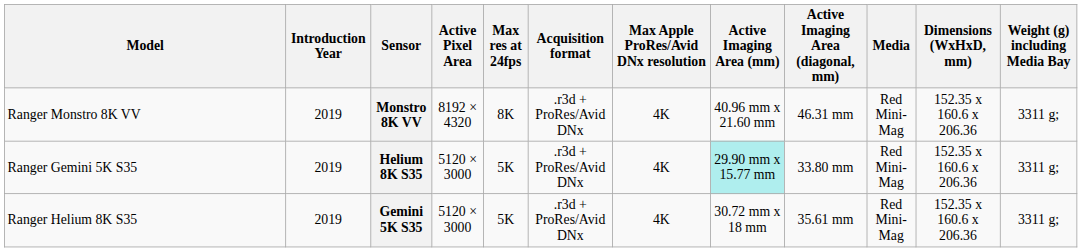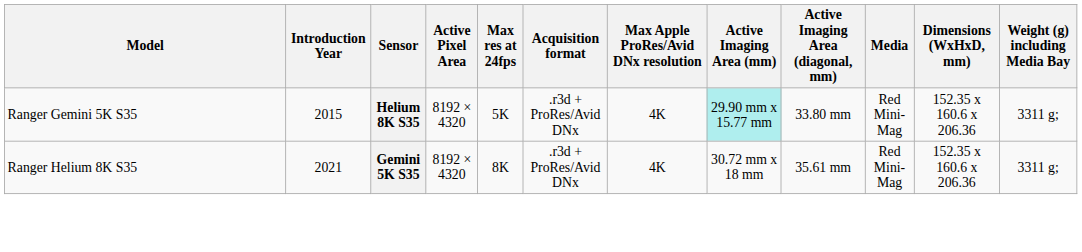- row: (401, 114)
(328, 167) 2019 -> (328, 114) 2015
(458, 167) 5120 × 3000 -> (452, 114) 8192 × 4320
(328, 220) 2019 -> (328, 167) 2021
(458, 220) 5120 × 3000 -> (452, 167) 8192 × 4320
(506, 220) 5K -> (500, 167) 8K
